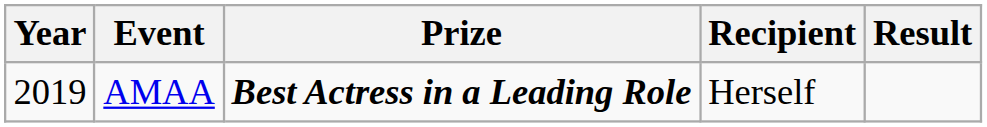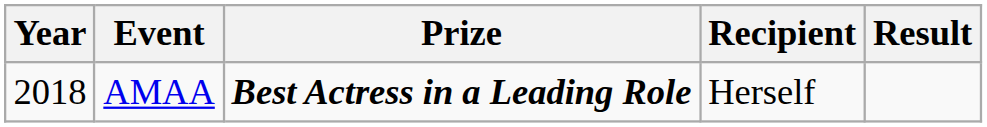(50, 91) 2019 -> (50, 91) 2018
